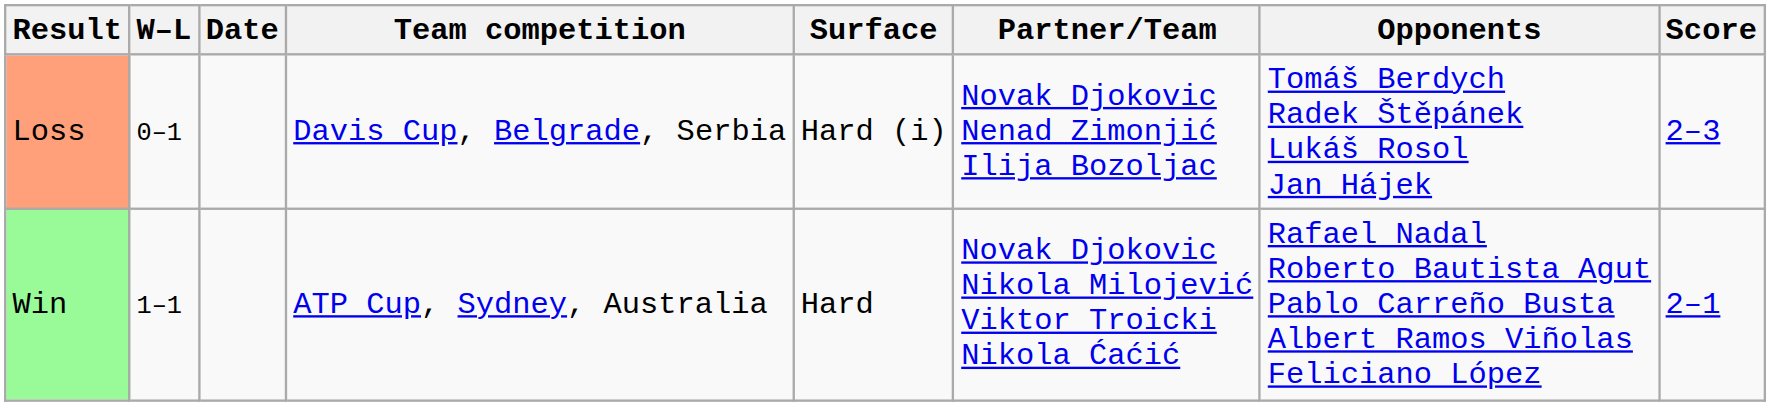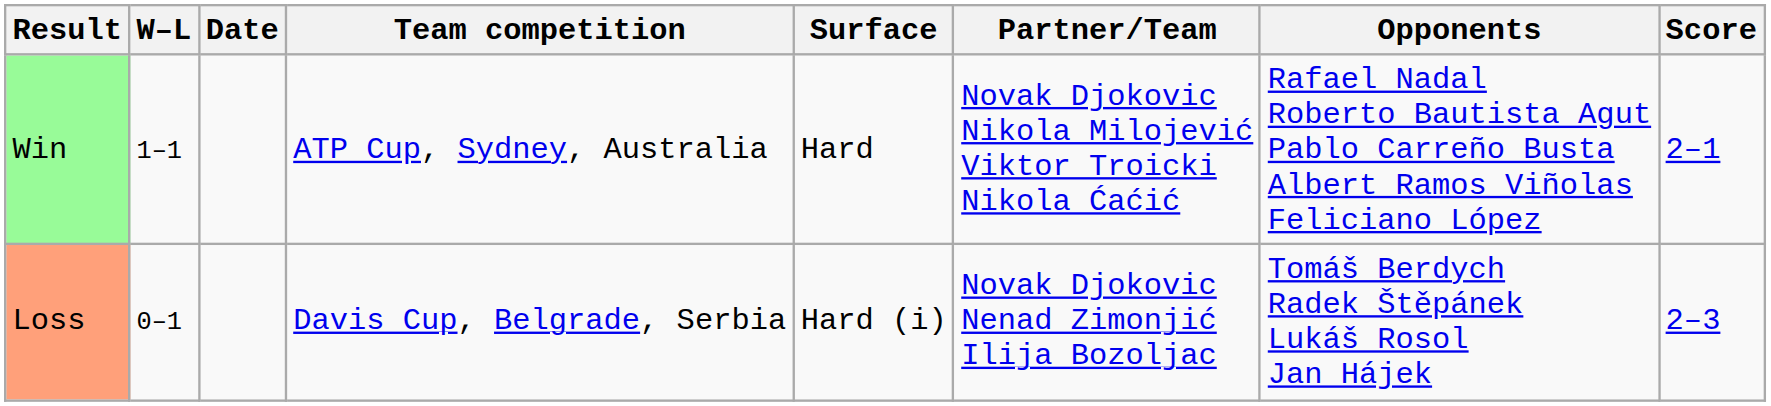rows swapped: (49, 132) <-> (40, 305)
